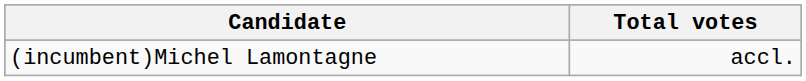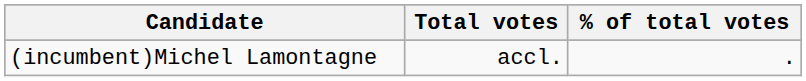+ column: (685, 23)
